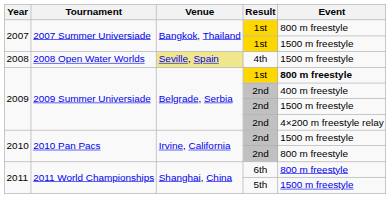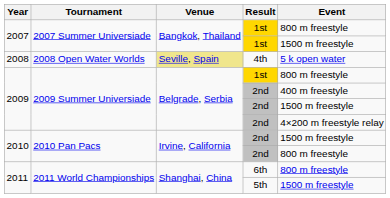(317, 59) 1500 m freestyle -> (313, 59) 5 k open water
(316, 75) bold -> (314, 75) normal
